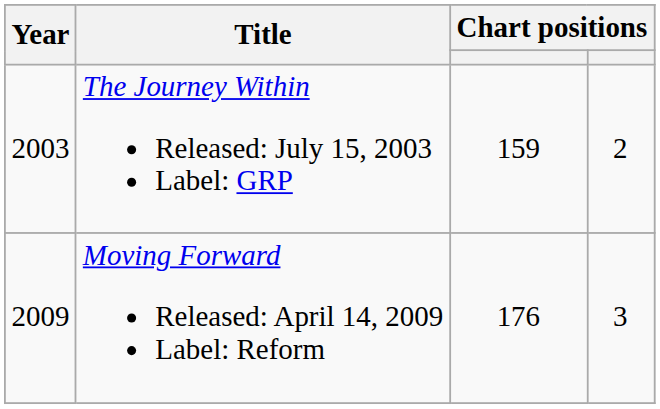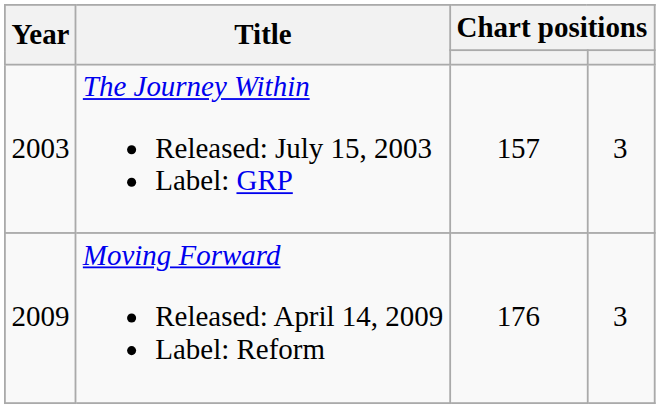(518, 148) 159 -> (518, 148) 157
(620, 148) 2 -> (620, 148) 3
